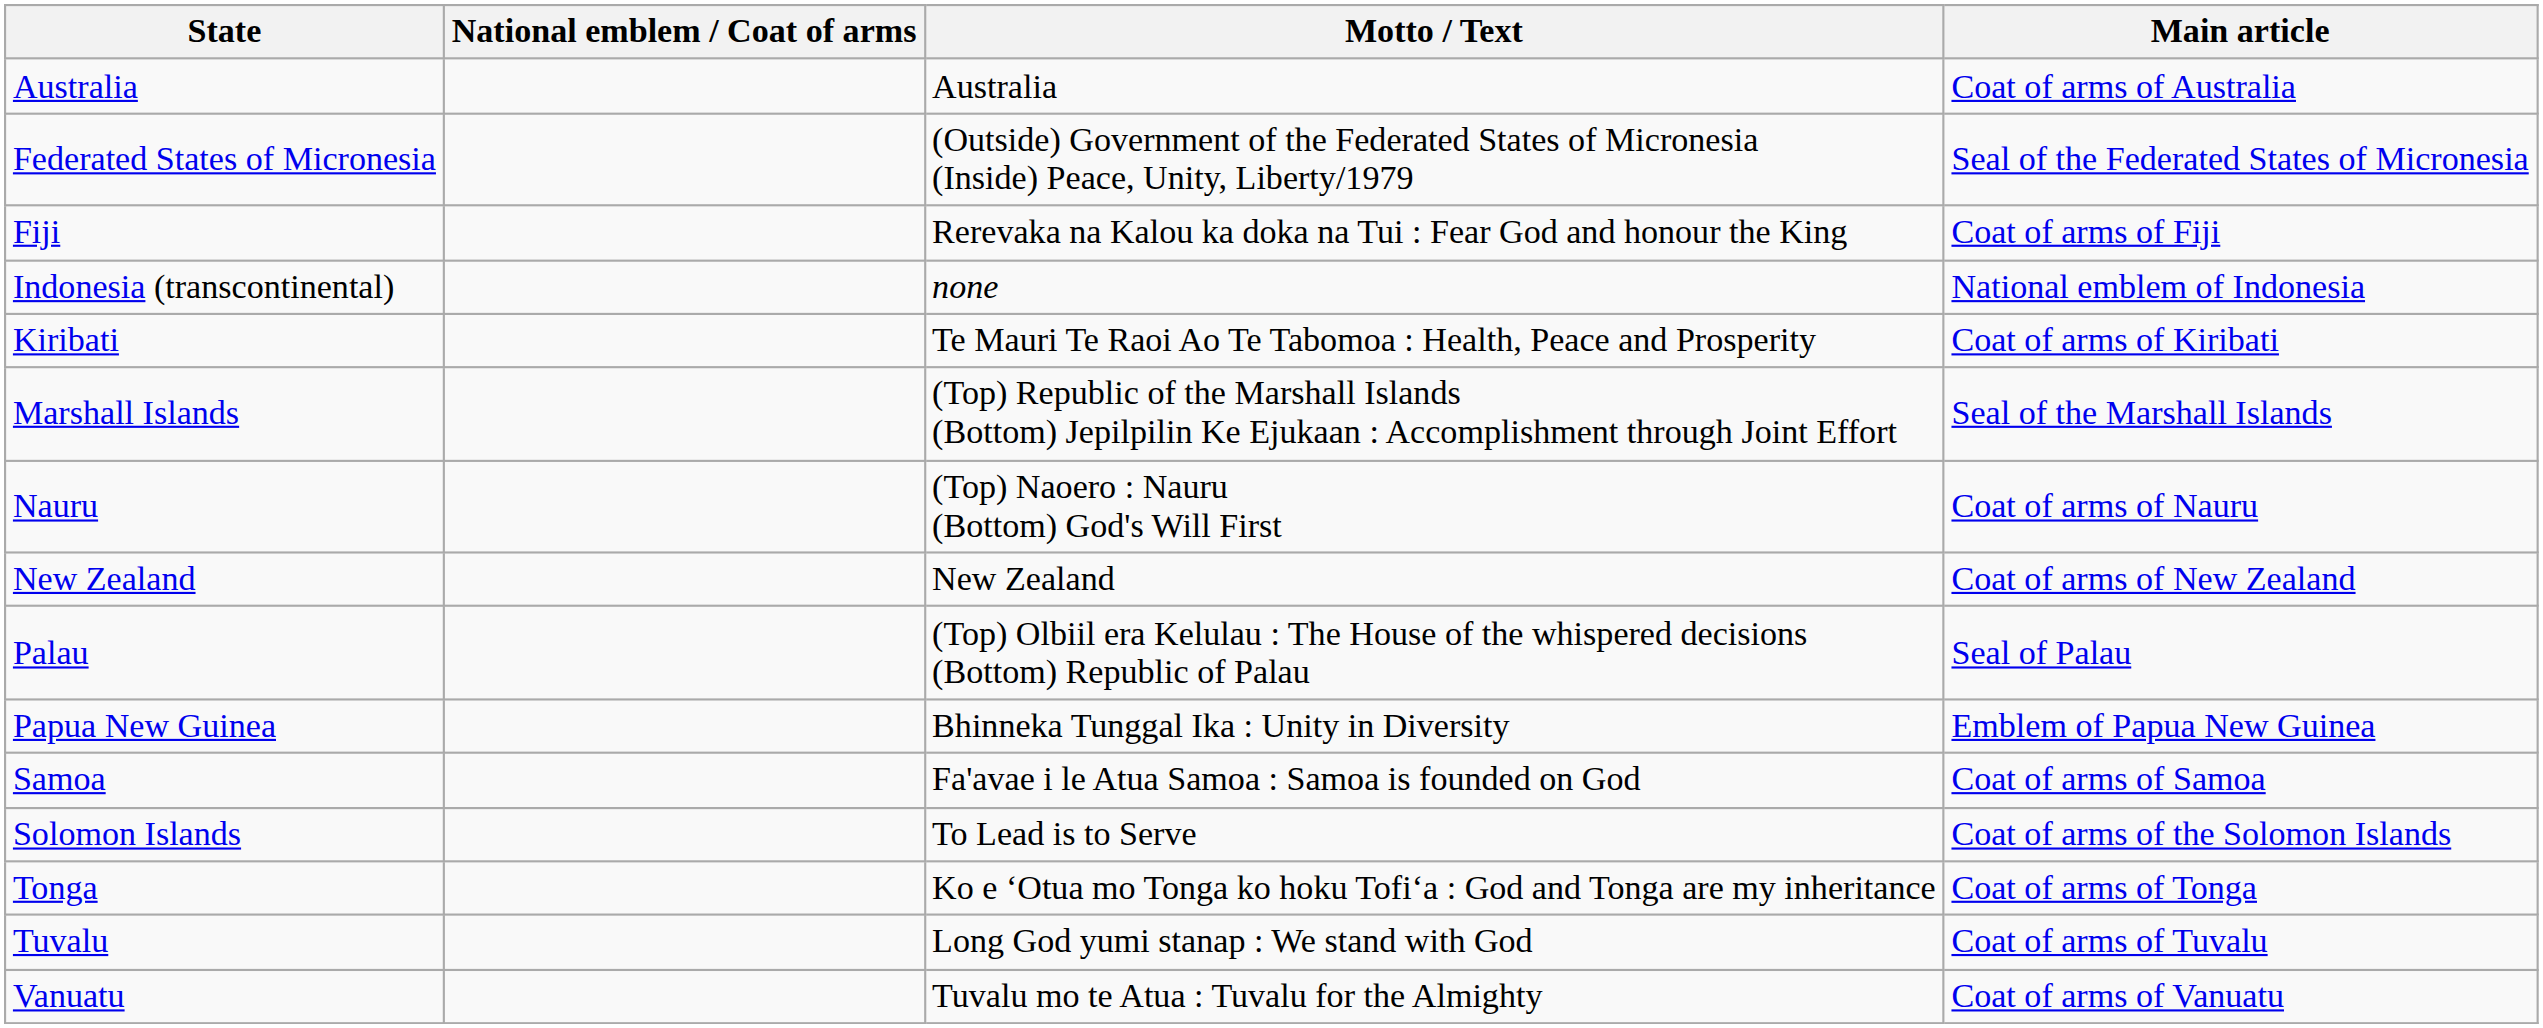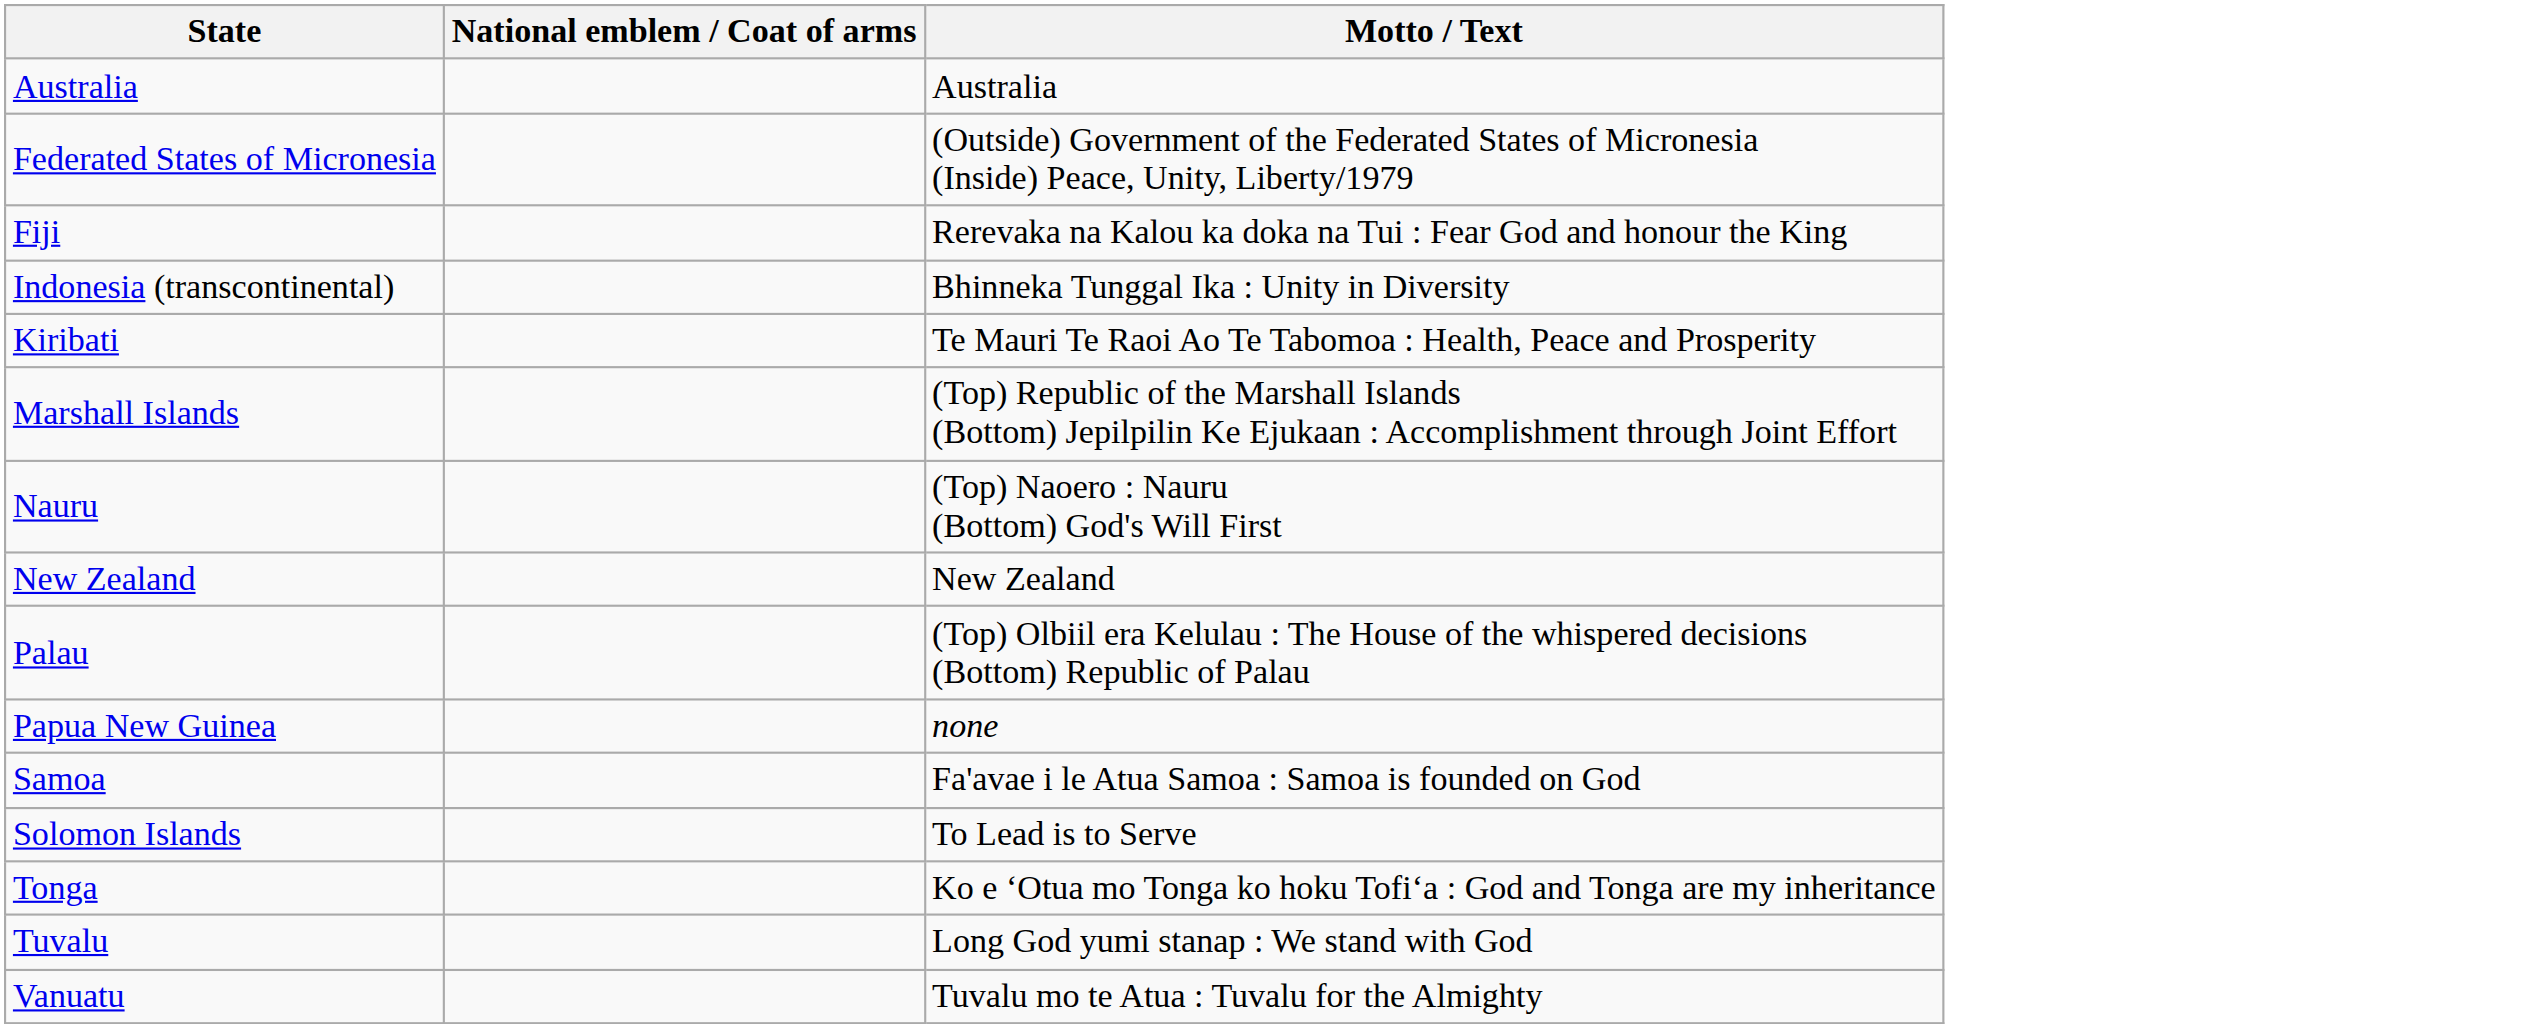- column: (2240, 31)
(965, 286) none -> (1221, 286) Bhinneka Tunggal Ika : Unity in Diversity
(1221, 725) Bhinneka Tunggal Ika : Unity in Diversity -> (965, 725) none
